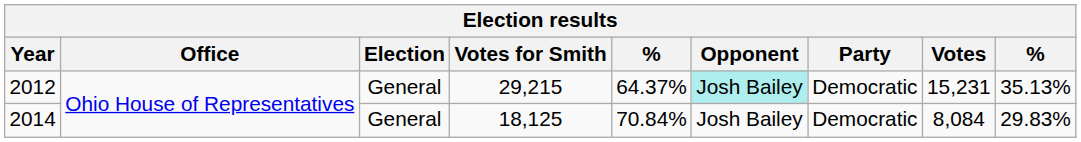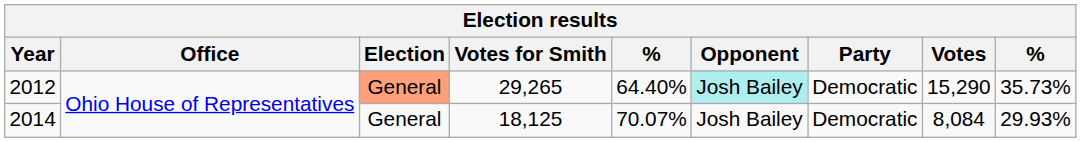(404, 86) no background -> (404, 86) lightsalmon background
(530, 86) 29,215 -> (530, 86) 29,265
(651, 86) 64.37% -> (651, 86) 64.40%
(959, 86) 15,231 -> (959, 86) 15,290
(1036, 86) 35.13% -> (1036, 86) 35.73%
(651, 119) 70.84% -> (651, 119) 70.07%
(1036, 119) 29.83% -> (1036, 119) 29.93%
